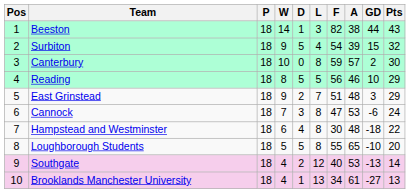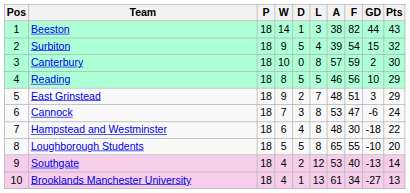columns swapped: (336, 12) <-> (354, 12)
